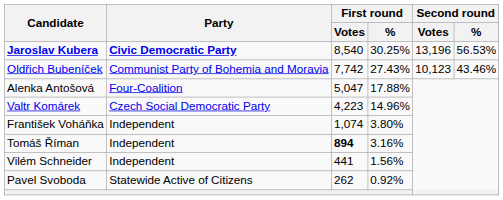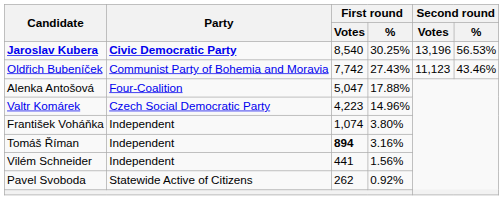(433, 69) 10,123 -> (433, 69) 11,123
